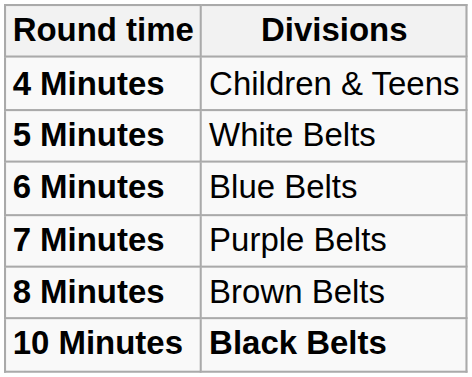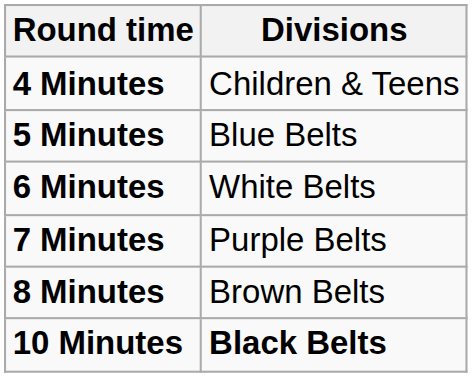(292, 135) White Belts -> (283, 135) Blue Belts
(283, 187) Blue Belts -> (292, 187) White Belts
